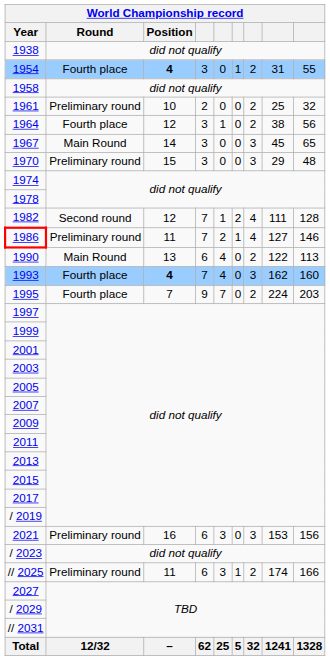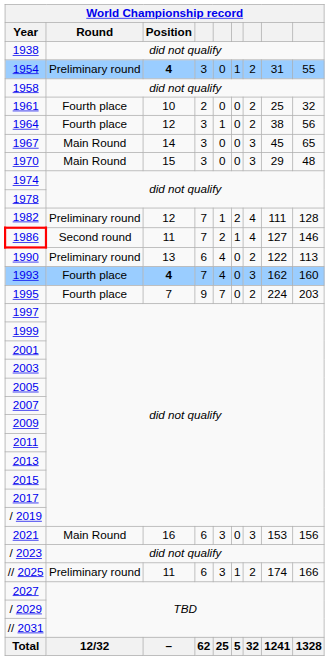(95, 69) Fourth place -> (95, 69) Preliminary round
(95, 106) Preliminary round -> (95, 106) Fourth place
(95, 161) Preliminary round -> (95, 161) Main Round
(95, 217) Second round -> (95, 217) Preliminary round
(95, 237) Preliminary round -> (95, 237) Second round
(95, 257) Main Round -> (95, 257) Preliminary round
(95, 535) Preliminary round -> (95, 535) Main Round
